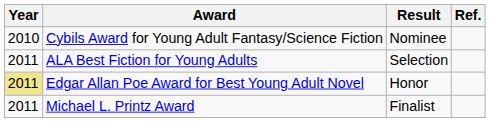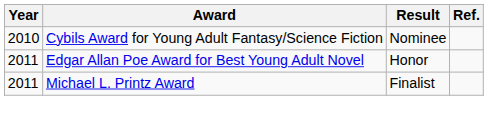- row: (152, 60)
(23, 83) khaki background -> (23, 60) no background
